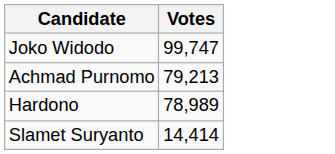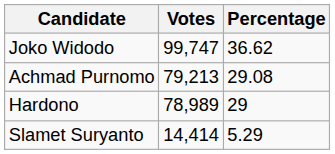+ column: (277, 18)
